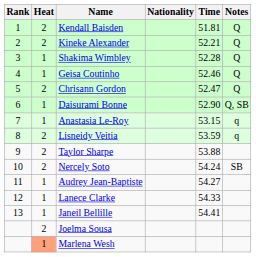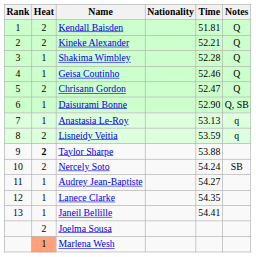(209, 120) 53.15 -> (209, 120) 53.13
(44, 151) normal -> (44, 151) bold
(209, 197) 54.33 -> (209, 197) 54.35
